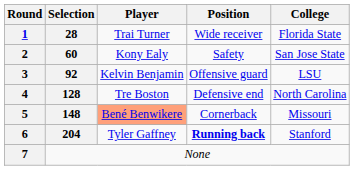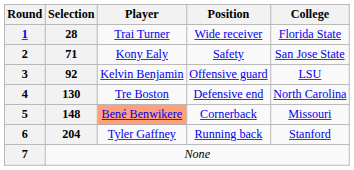(71, 54) 60 -> (71, 54) 71
(71, 94) 128 -> (71, 94) 130
(228, 135) bold -> (228, 135) normal
